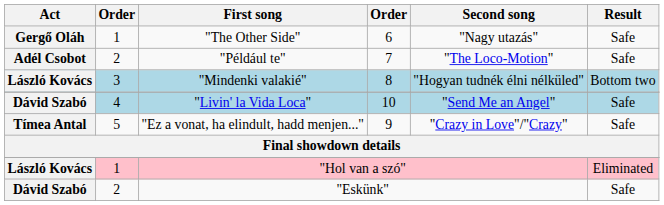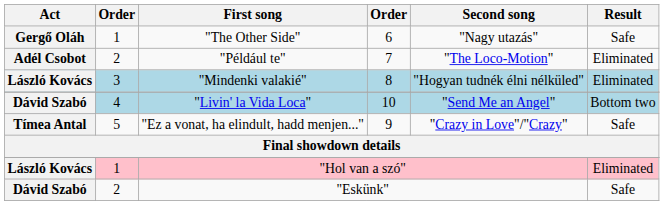(623, 59) Safe -> (623, 59) Eliminated
(623, 80) Bottom two -> (623, 80) Eliminated
(623, 102) Safe -> (623, 102) Bottom two
